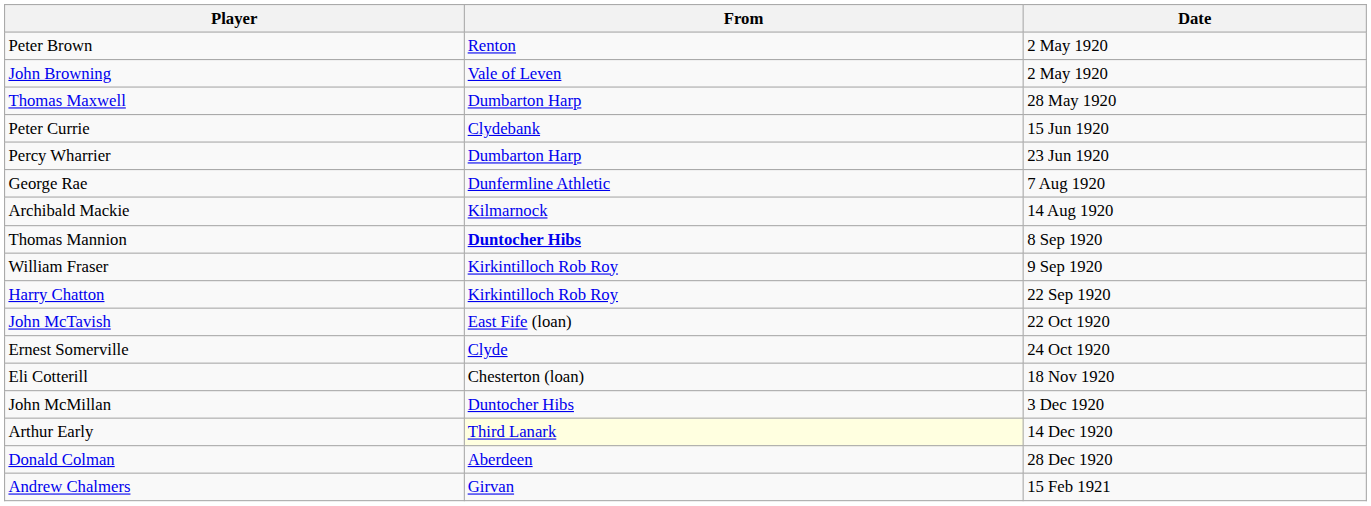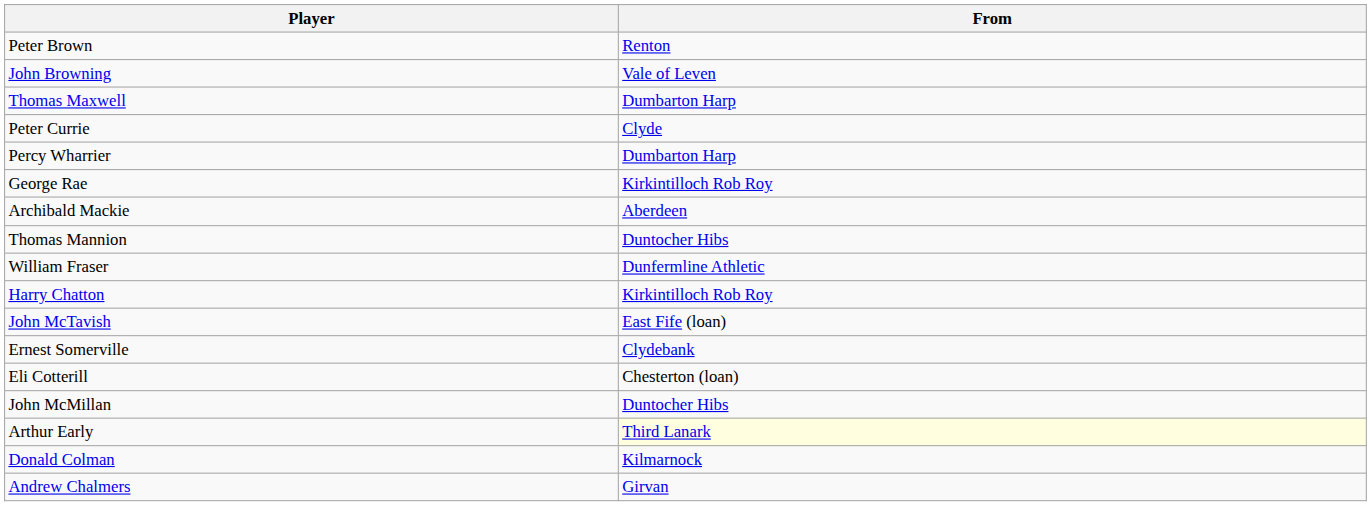- column: (1195, 18)
(504, 128) Clydebank -> (642, 128) Clyde
(539, 183) Dunfermline Athletic -> (697, 183) Kirkintilloch Rob Roy
(508, 211) Kilmarnock -> (655, 211) Aberdeen
(524, 239) bold -> (675, 239) normal
(543, 266) Kirkintilloch Rob Roy -> (693, 266) Dunfermline Athletic
(488, 349) Clyde -> (658, 349) Clydebank
(500, 459) Aberdeen -> (662, 459) Kilmarnock
